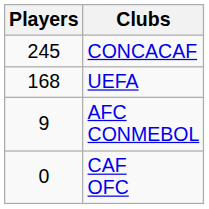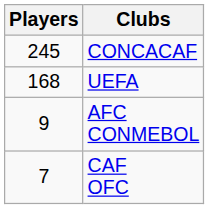(44, 176) 0 -> (44, 176) 7
